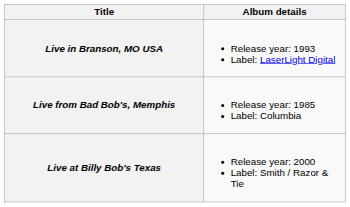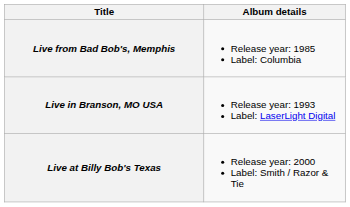rows swapped: (104, 105) <-> (104, 48)
